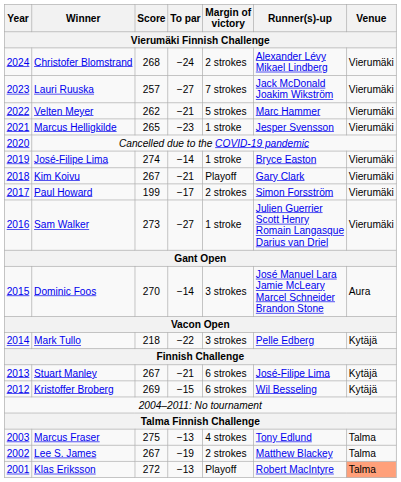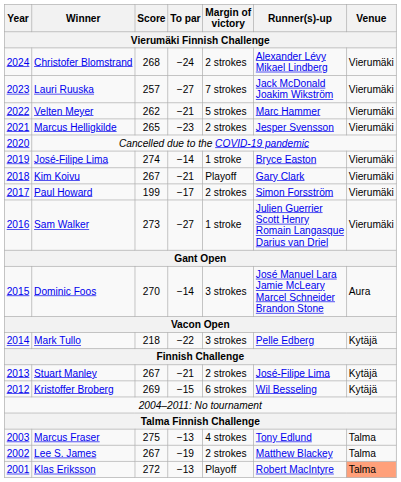(223, 127) 1 stroke -> (226, 127) 2 strokes
(226, 373) 6 strokes -> (226, 373) 2 strokes
